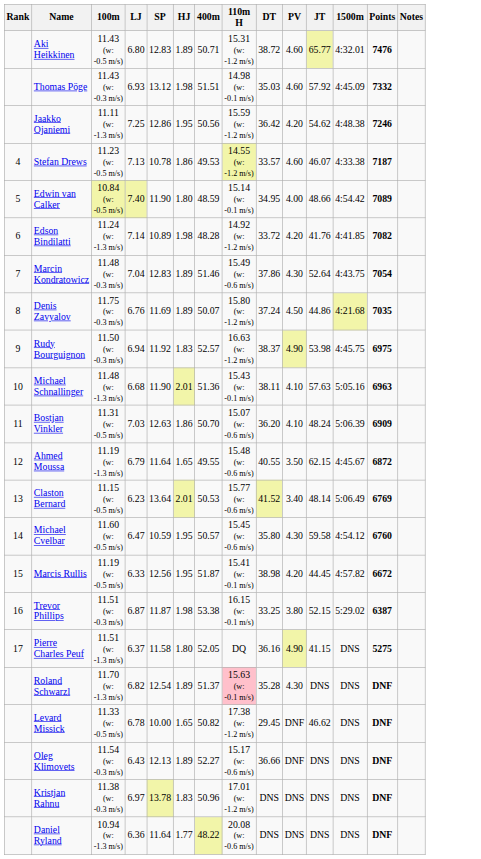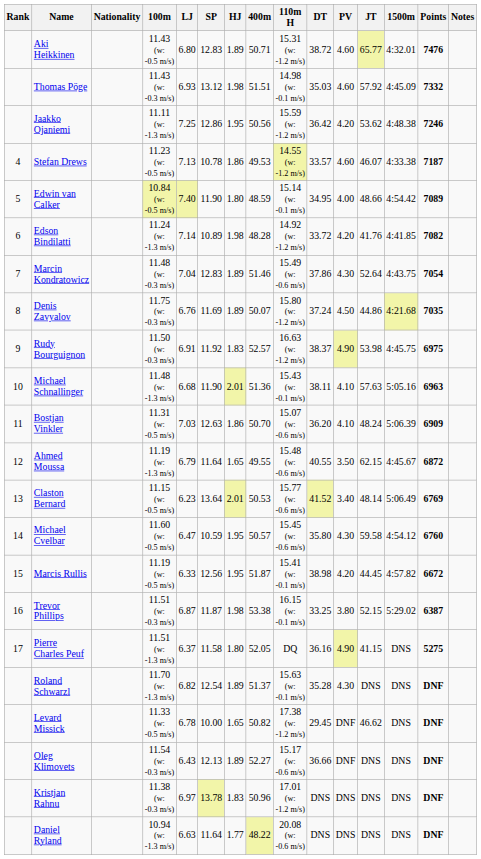+ column: (117, 17)
(320, 124) 54.62 -> (371, 124) 53.62
(136, 349) 6.94 -> (187, 349) 6.91
(239, 686) pink background -> (290, 686) no background
(136, 835) 6.36 -> (187, 835) 6.63
